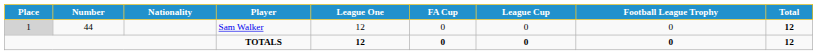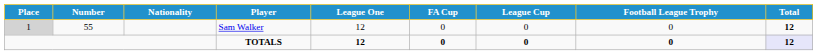(88, 27) 44 -> (88, 27) 55
(789, 42) no background -> (789, 42) lavender background
